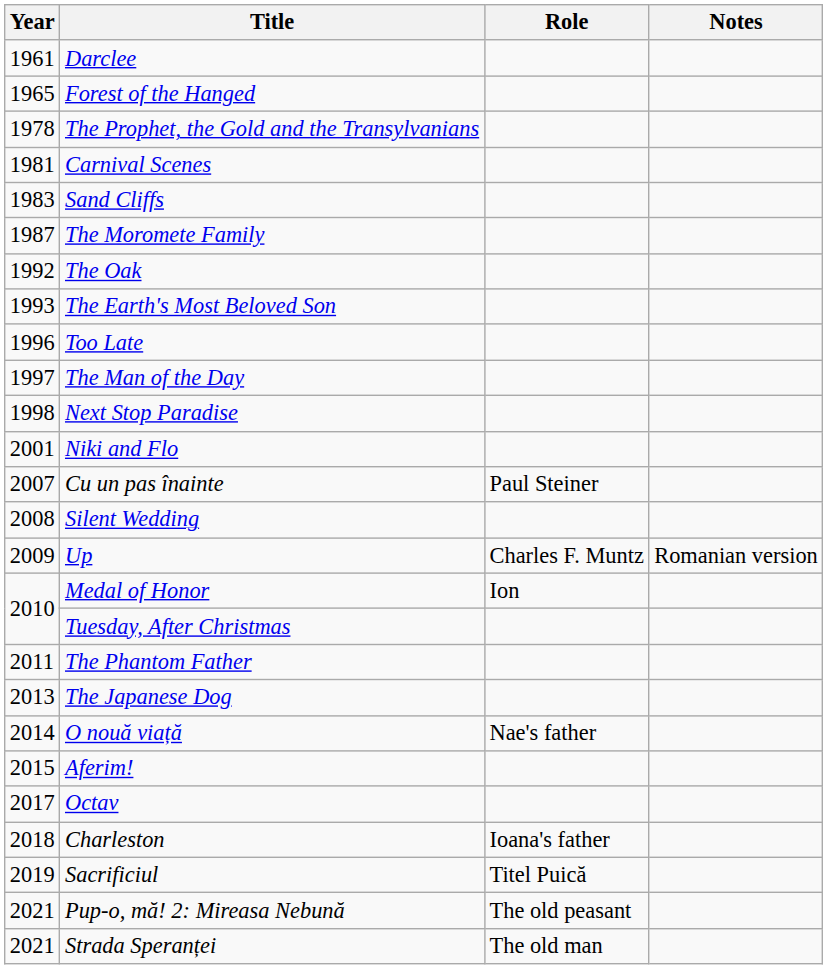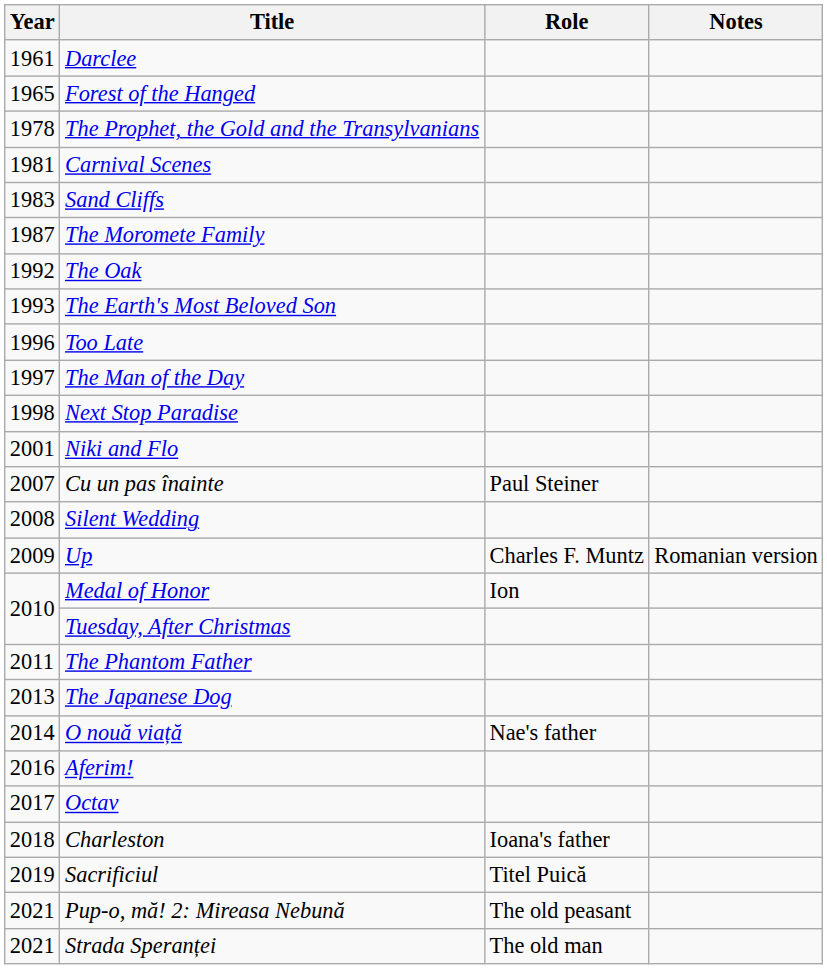(32, 768) 2015 -> (32, 768) 2016
